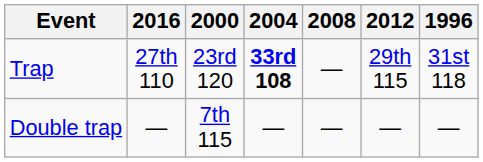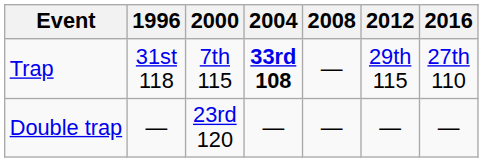columns swapped: (449, 21) <-> (156, 21)
(215, 68) 23rd 120 -> (215, 68) 7th 115
(215, 127) 7th 115 -> (215, 127) 23rd 120
